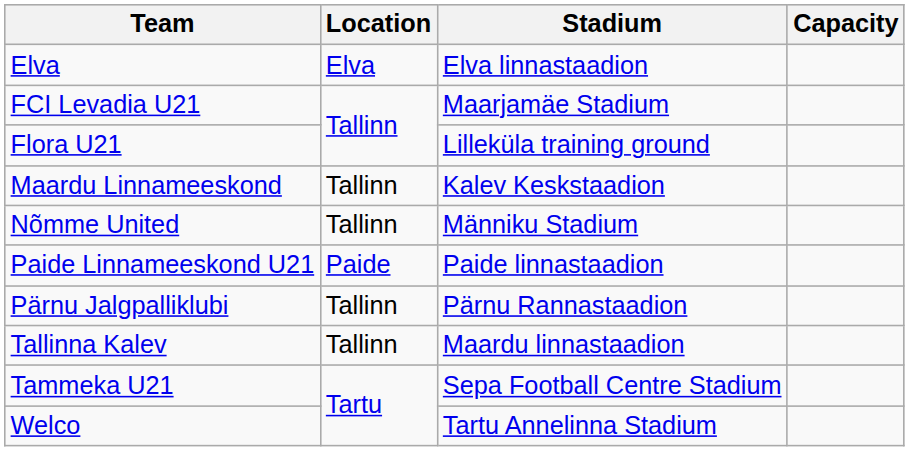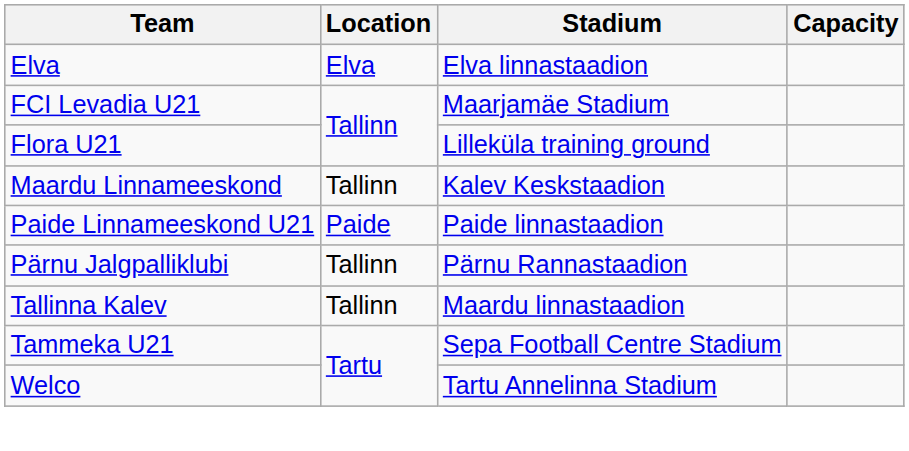- row: (95, 225)
